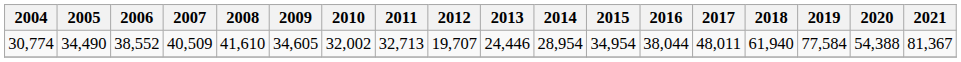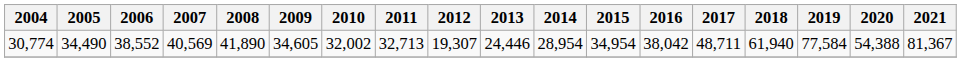(190, 43) 40,509 -> (190, 43) 40,569
(243, 43) 41,610 -> (243, 43) 41,890
(454, 43) 19,707 -> (454, 43) 19,307
(666, 43) 38,044 -> (666, 43) 38,042
(719, 43) 48,011 -> (719, 43) 48,711
